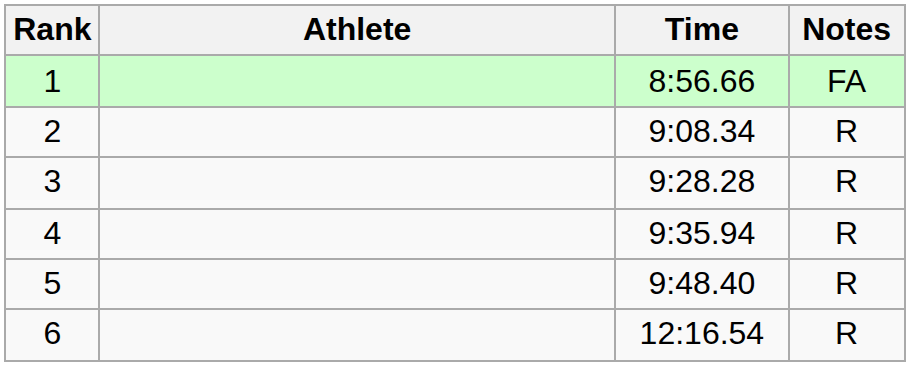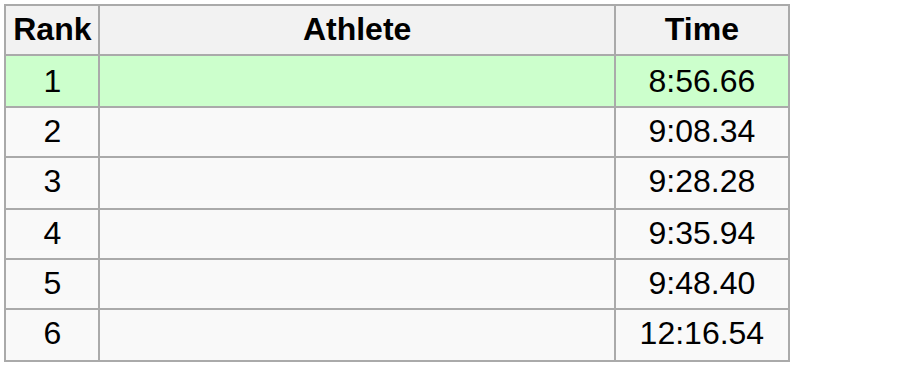- column: (847, 29)
